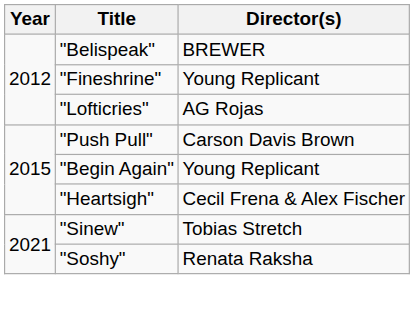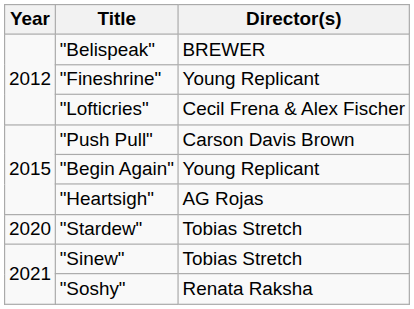(223, 109) AG Rojas -> (294, 109) Cecil Frena & Alex Fischer
(294, 199) Cecil Frena & Alex Fischer -> (223, 199) AG Rojas
+ row: (101, 229)
